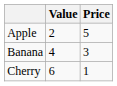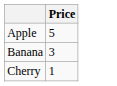- column: (63, 14)
